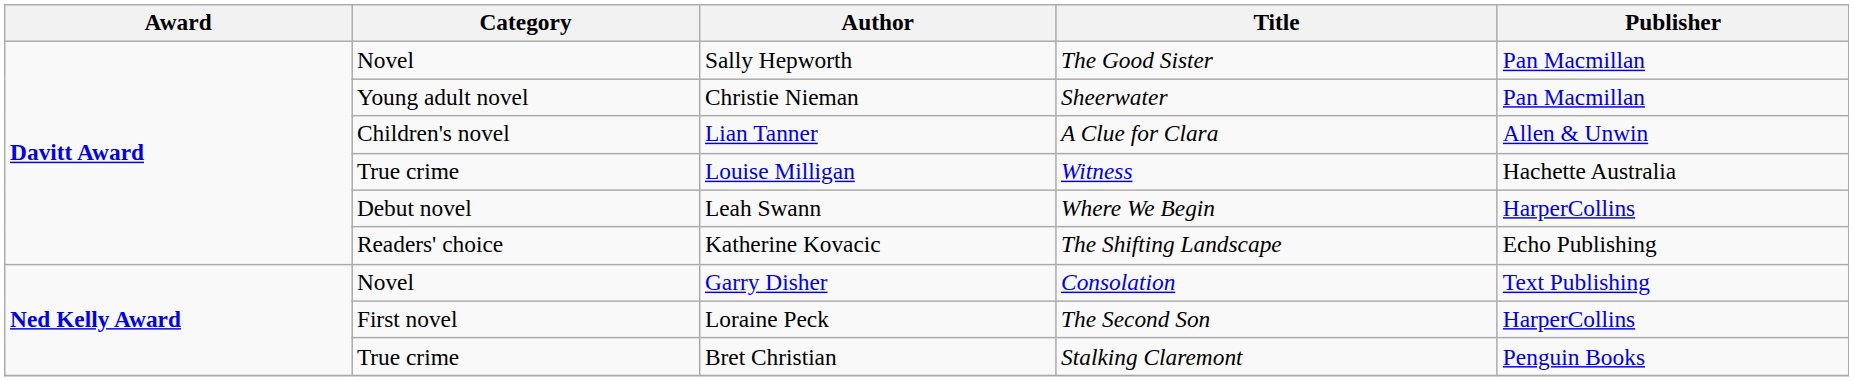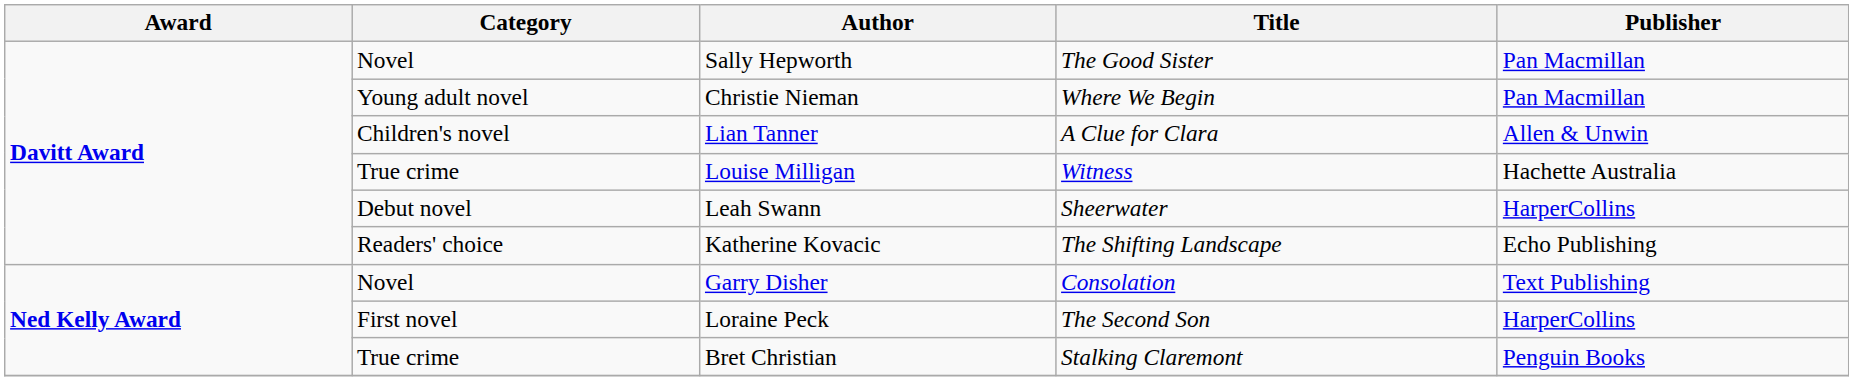(1114, 97) Sheerwater -> (1138, 97) Where We Begin
(1138, 208) Where We Begin -> (1114, 208) Sheerwater
